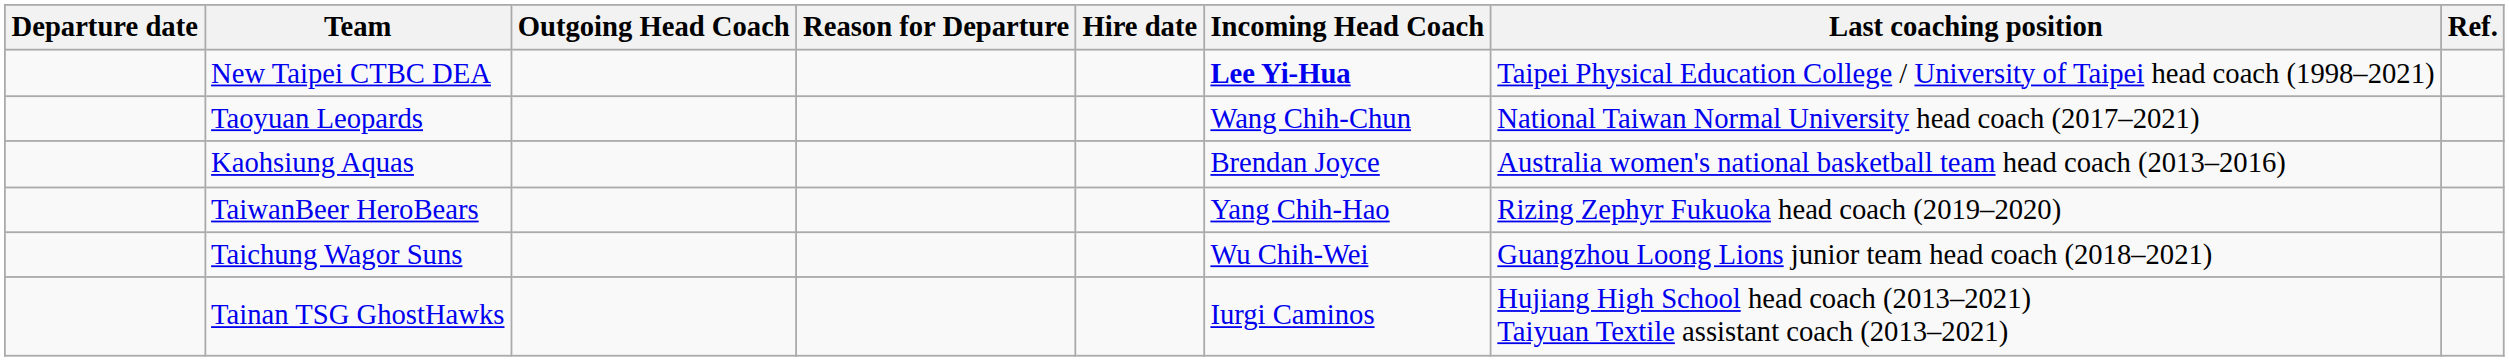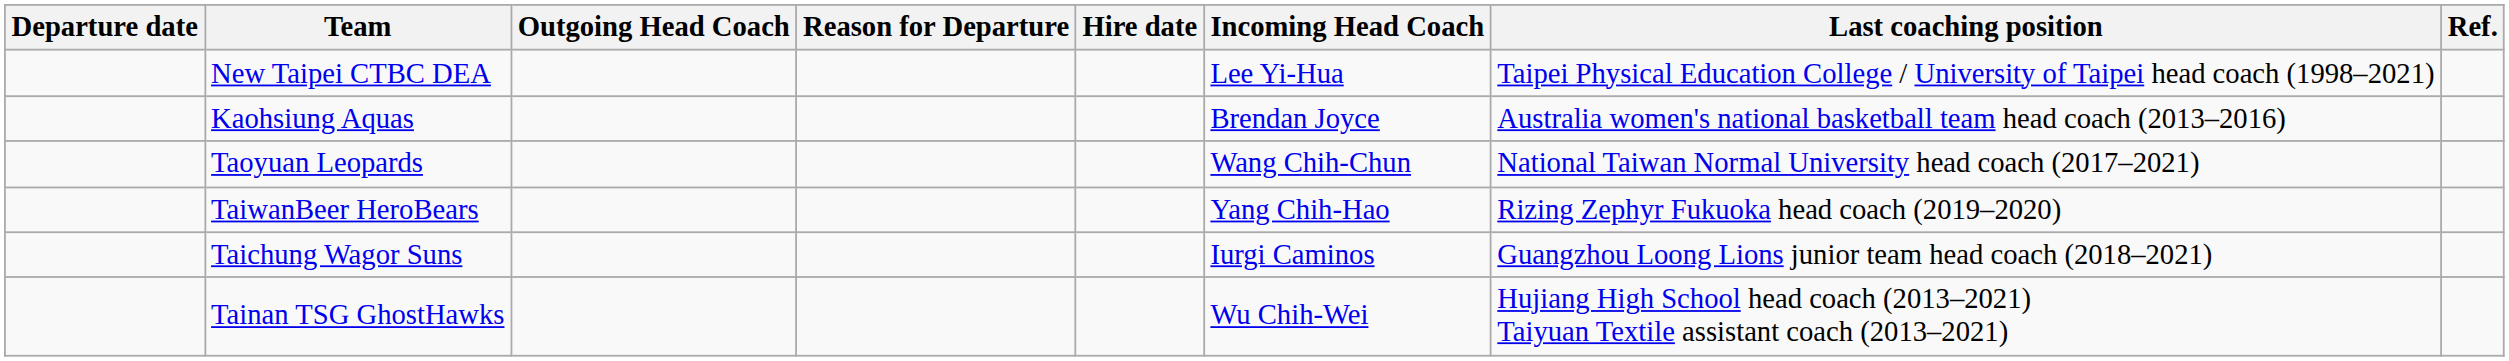(1281, 72) bold -> (1277, 72) normal
rows swapped: (313, 163) <-> (317, 118)
(1289, 254) Wu Chih-Wei -> (1292, 254) Iurgi Caminos
(1292, 315) Iurgi Caminos -> (1289, 315) Wu Chih-Wei
